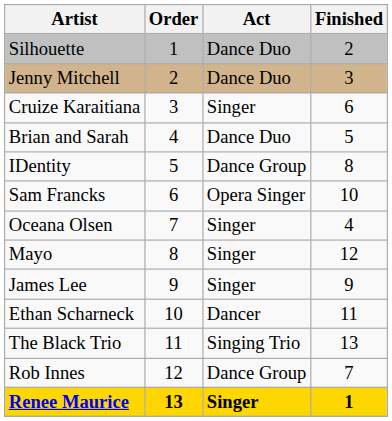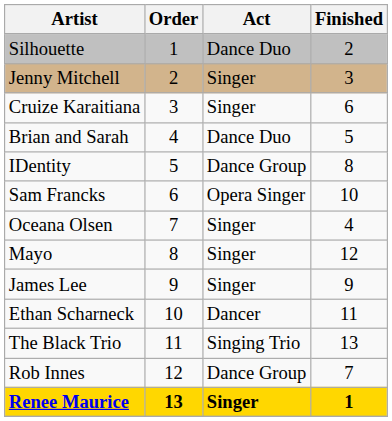(249, 78) Dance Duo -> (231, 78) Singer
